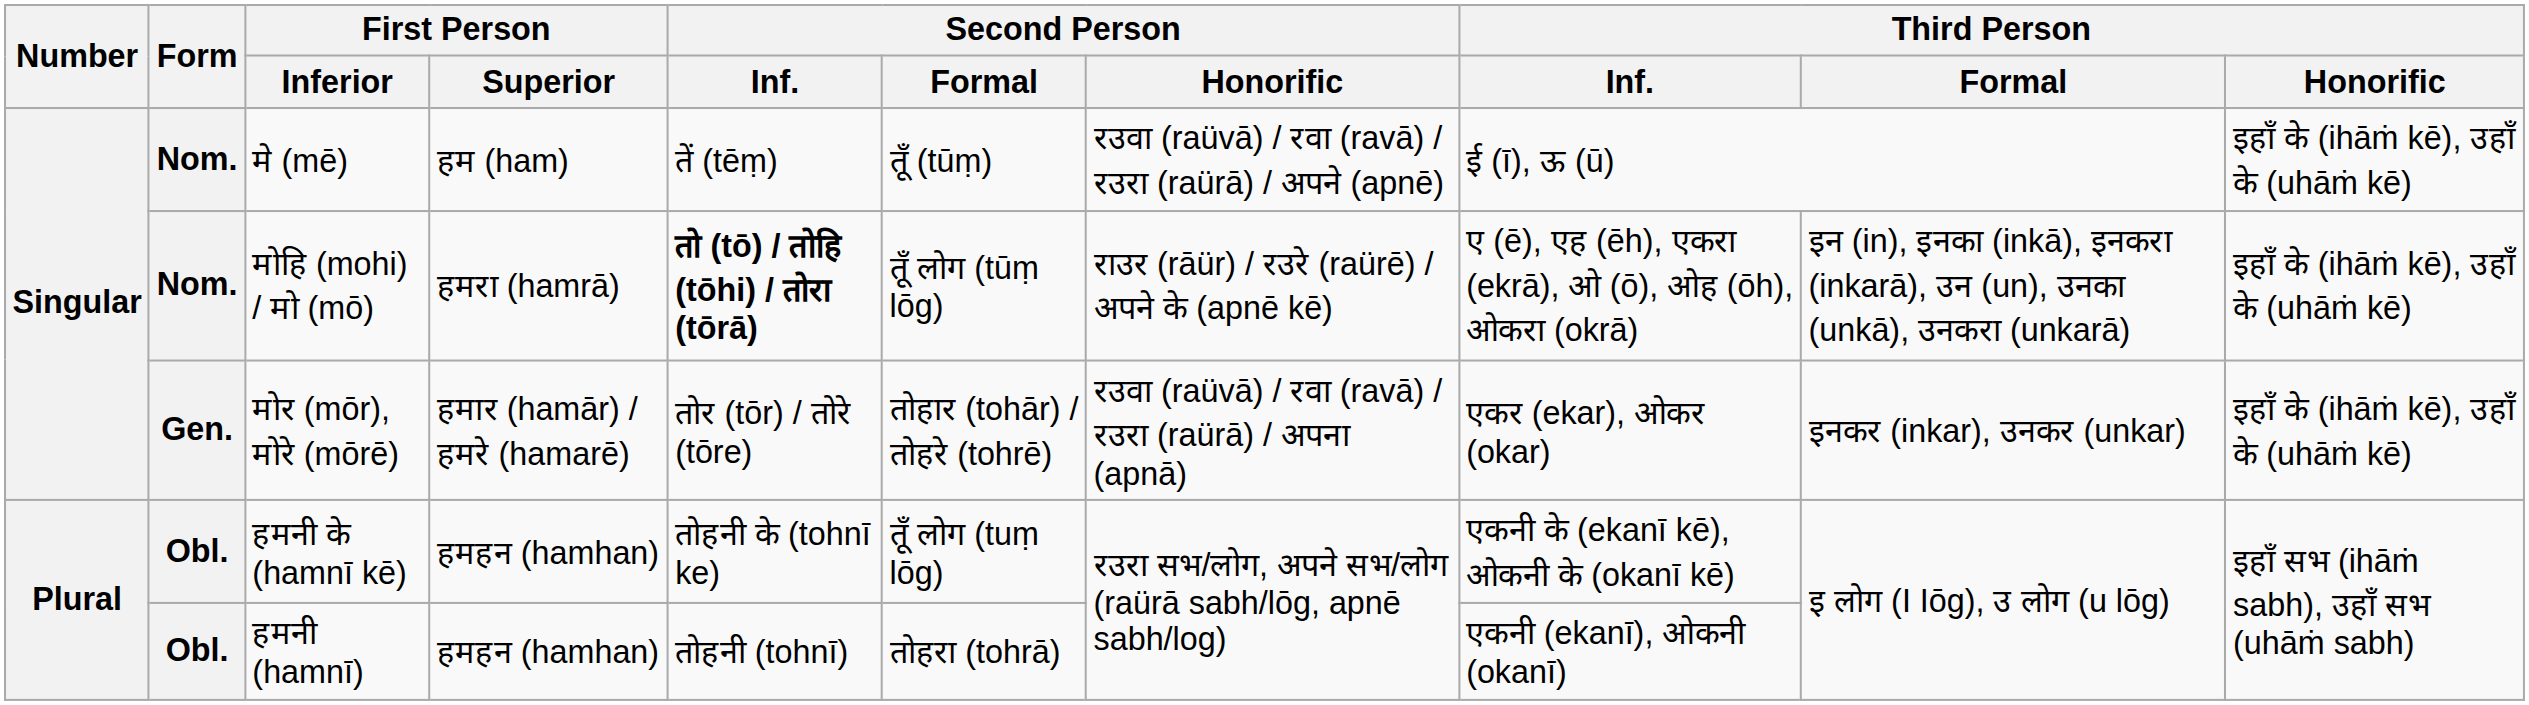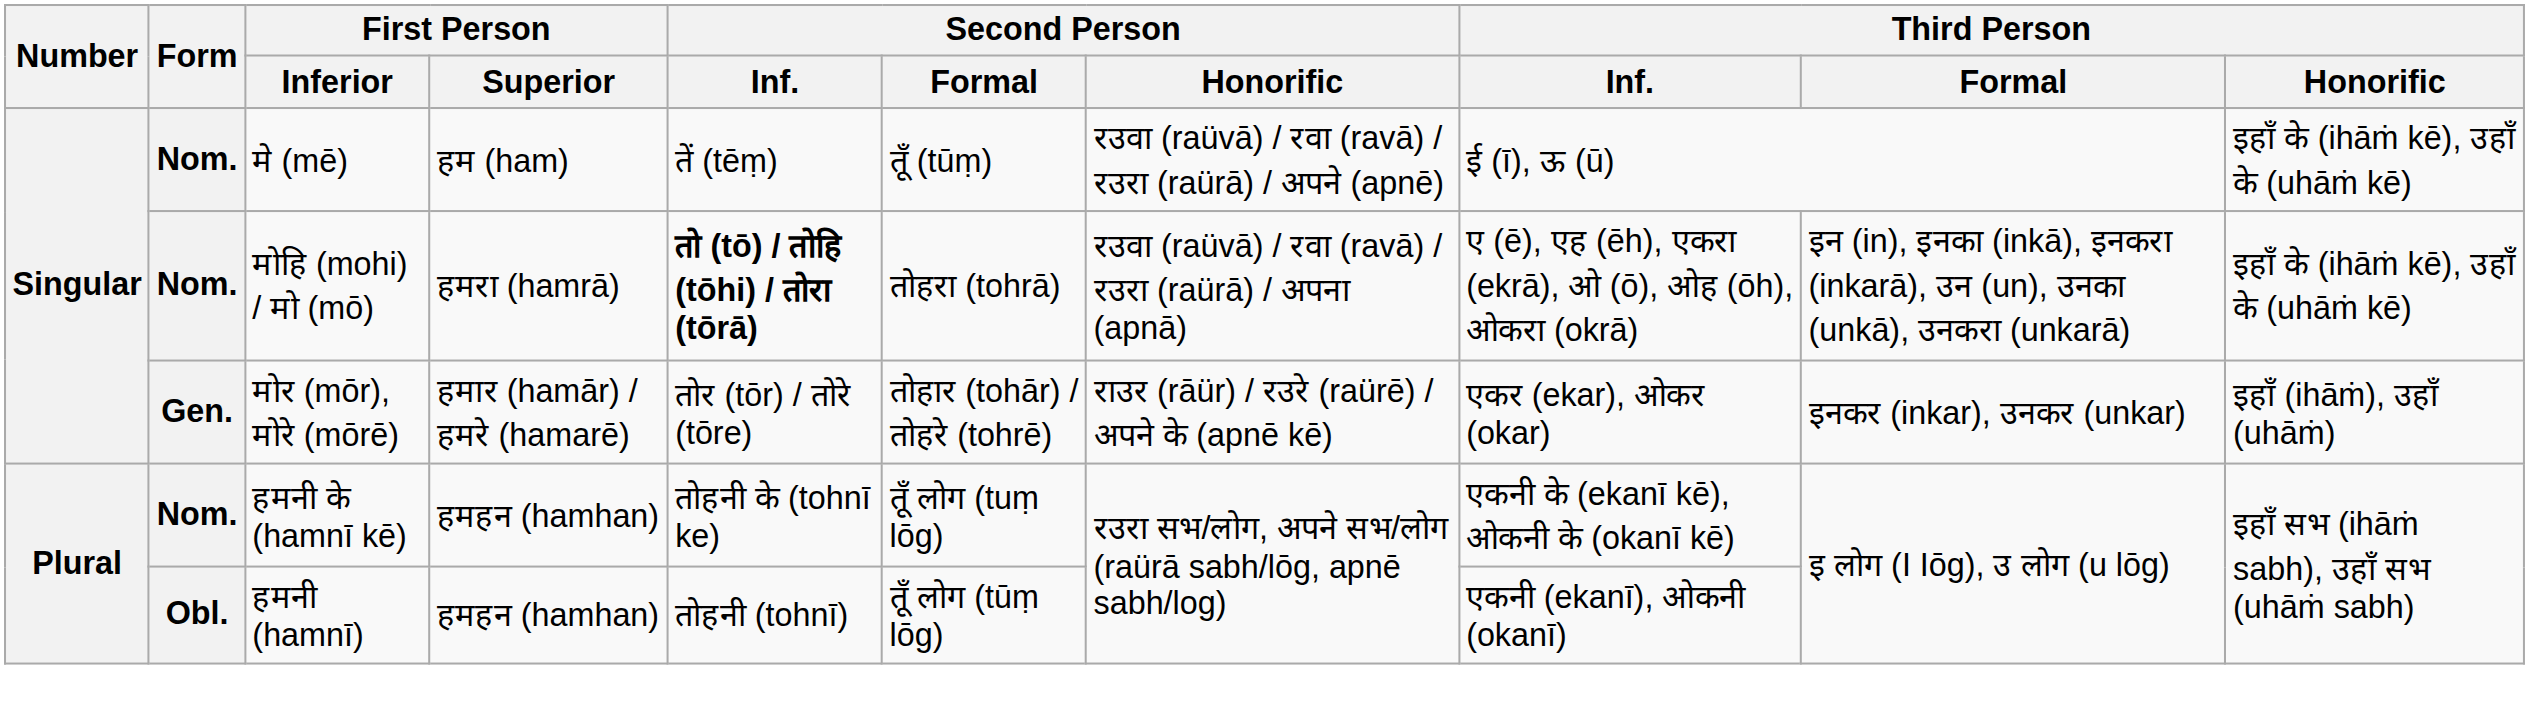(964, 287) तूँ लोग (tūṃ lōg) -> (975, 286) तोहरा (tohrā)
(1263, 286) राउर (rāür) / रउरे (raürē) / अपने के (apnē kē) -> (1268, 287) रउवा (raüvā) / रवा (ravā) / रउरा (raürā) / अपना (apnā)
(1268, 432) रउवा (raüvā) / रवा (ravā) / रउरा (raürā) / अपना (apnā) -> (1263, 412) राउर (rāür) / रउरे (raürē) / अपने के (apnē kē)
(2374, 431) इहाँ के (ihāṁ kē), उहाँ के (uhāṁ kē) -> (2336, 413) इहाँ (ihāṁ), उहाँ (uhāṁ)
(197, 551) Obl. -> (197, 514) Nom.
(975, 652) तोहरा (tohrā) -> (964, 617) तूँ लोग (tūṃ lōg)
